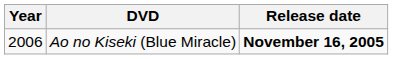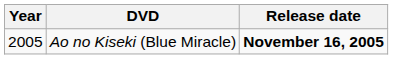(25, 41) 2006 -> (25, 41) 2005
